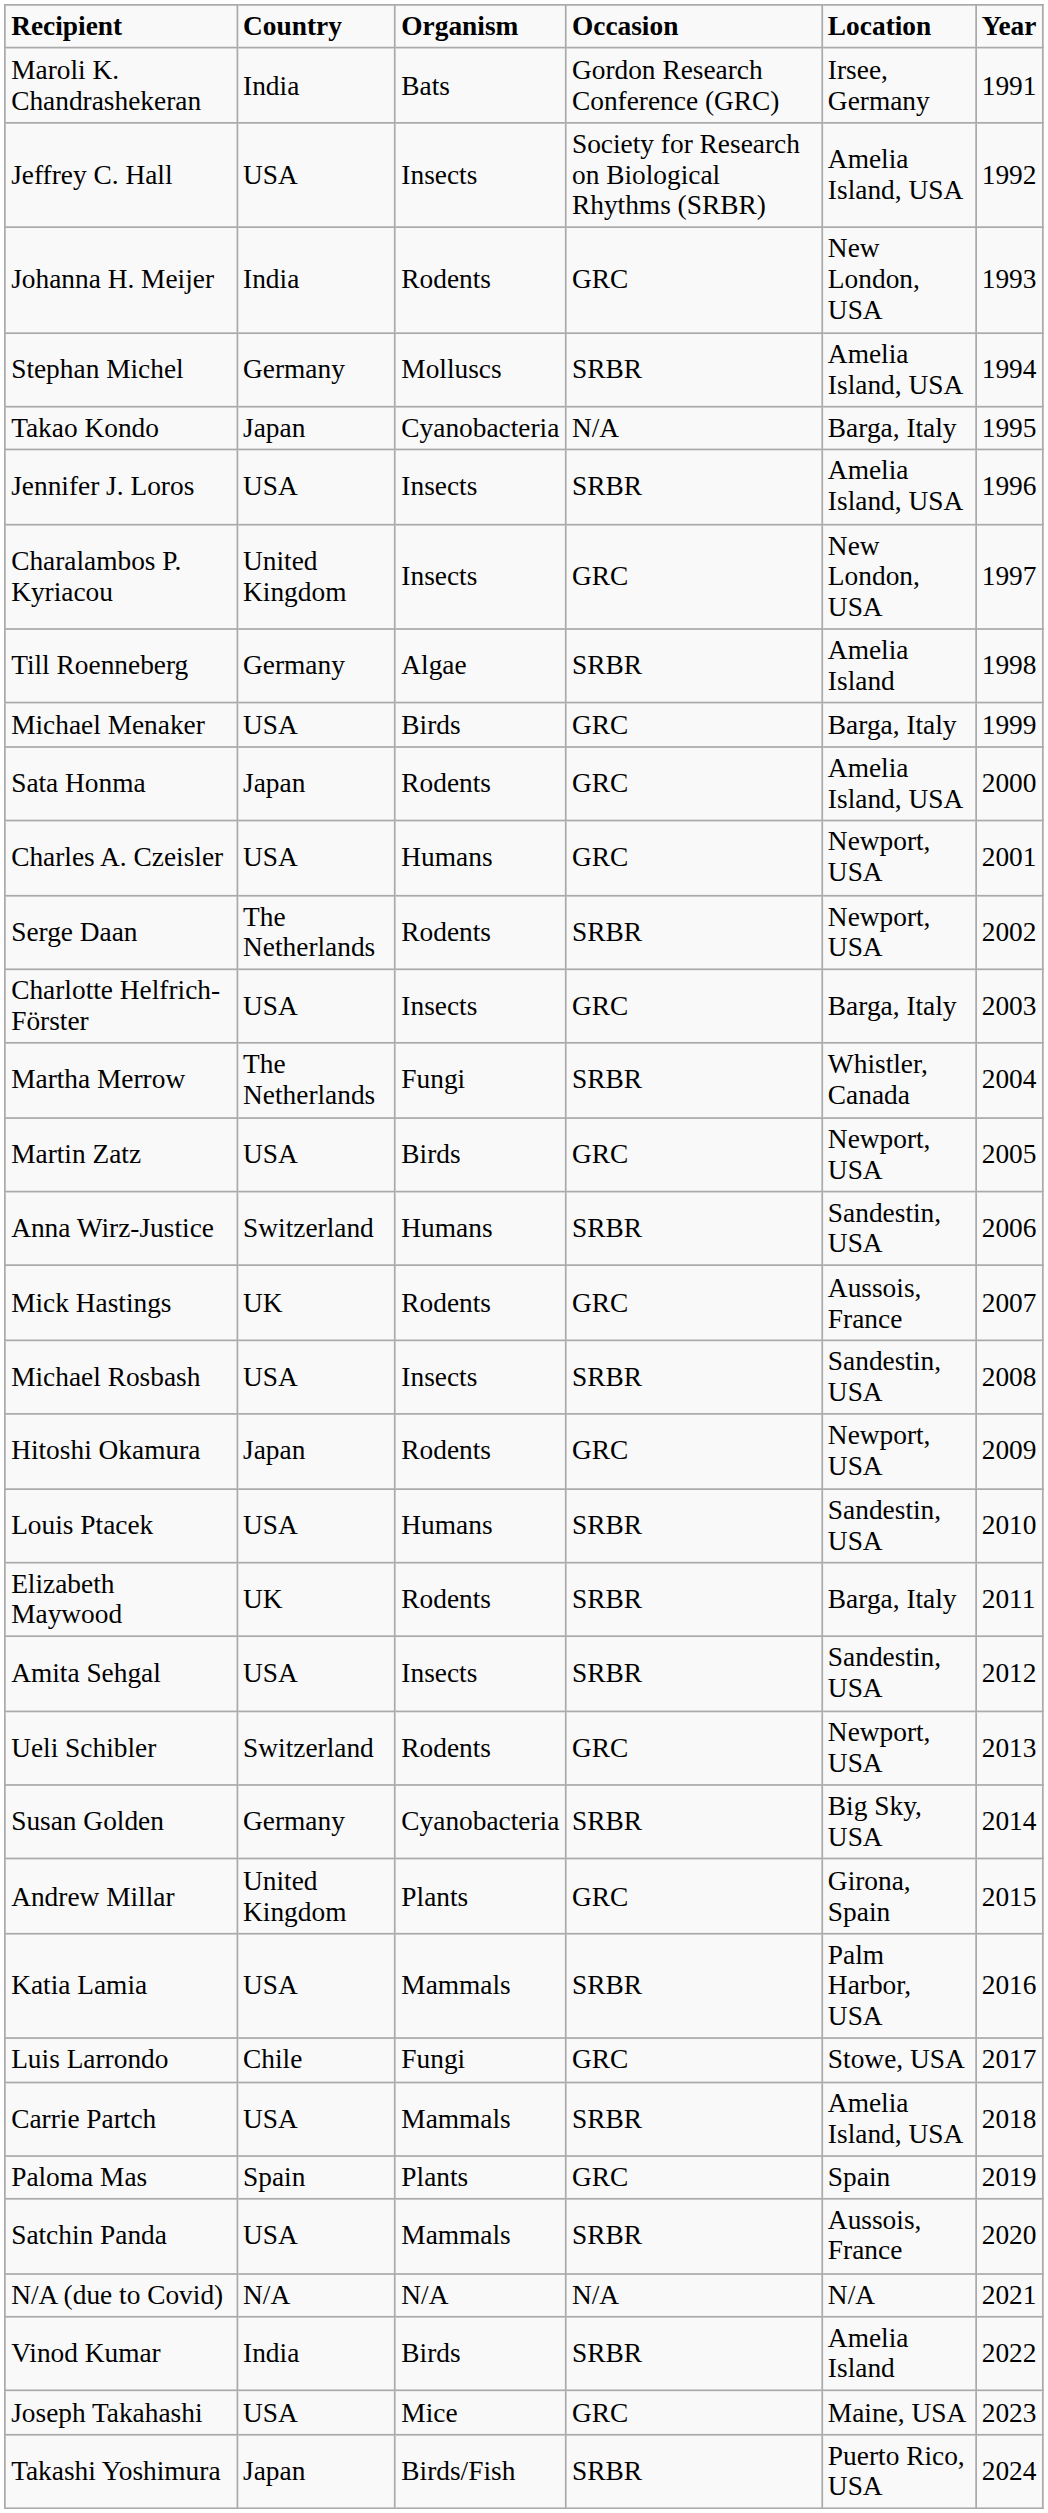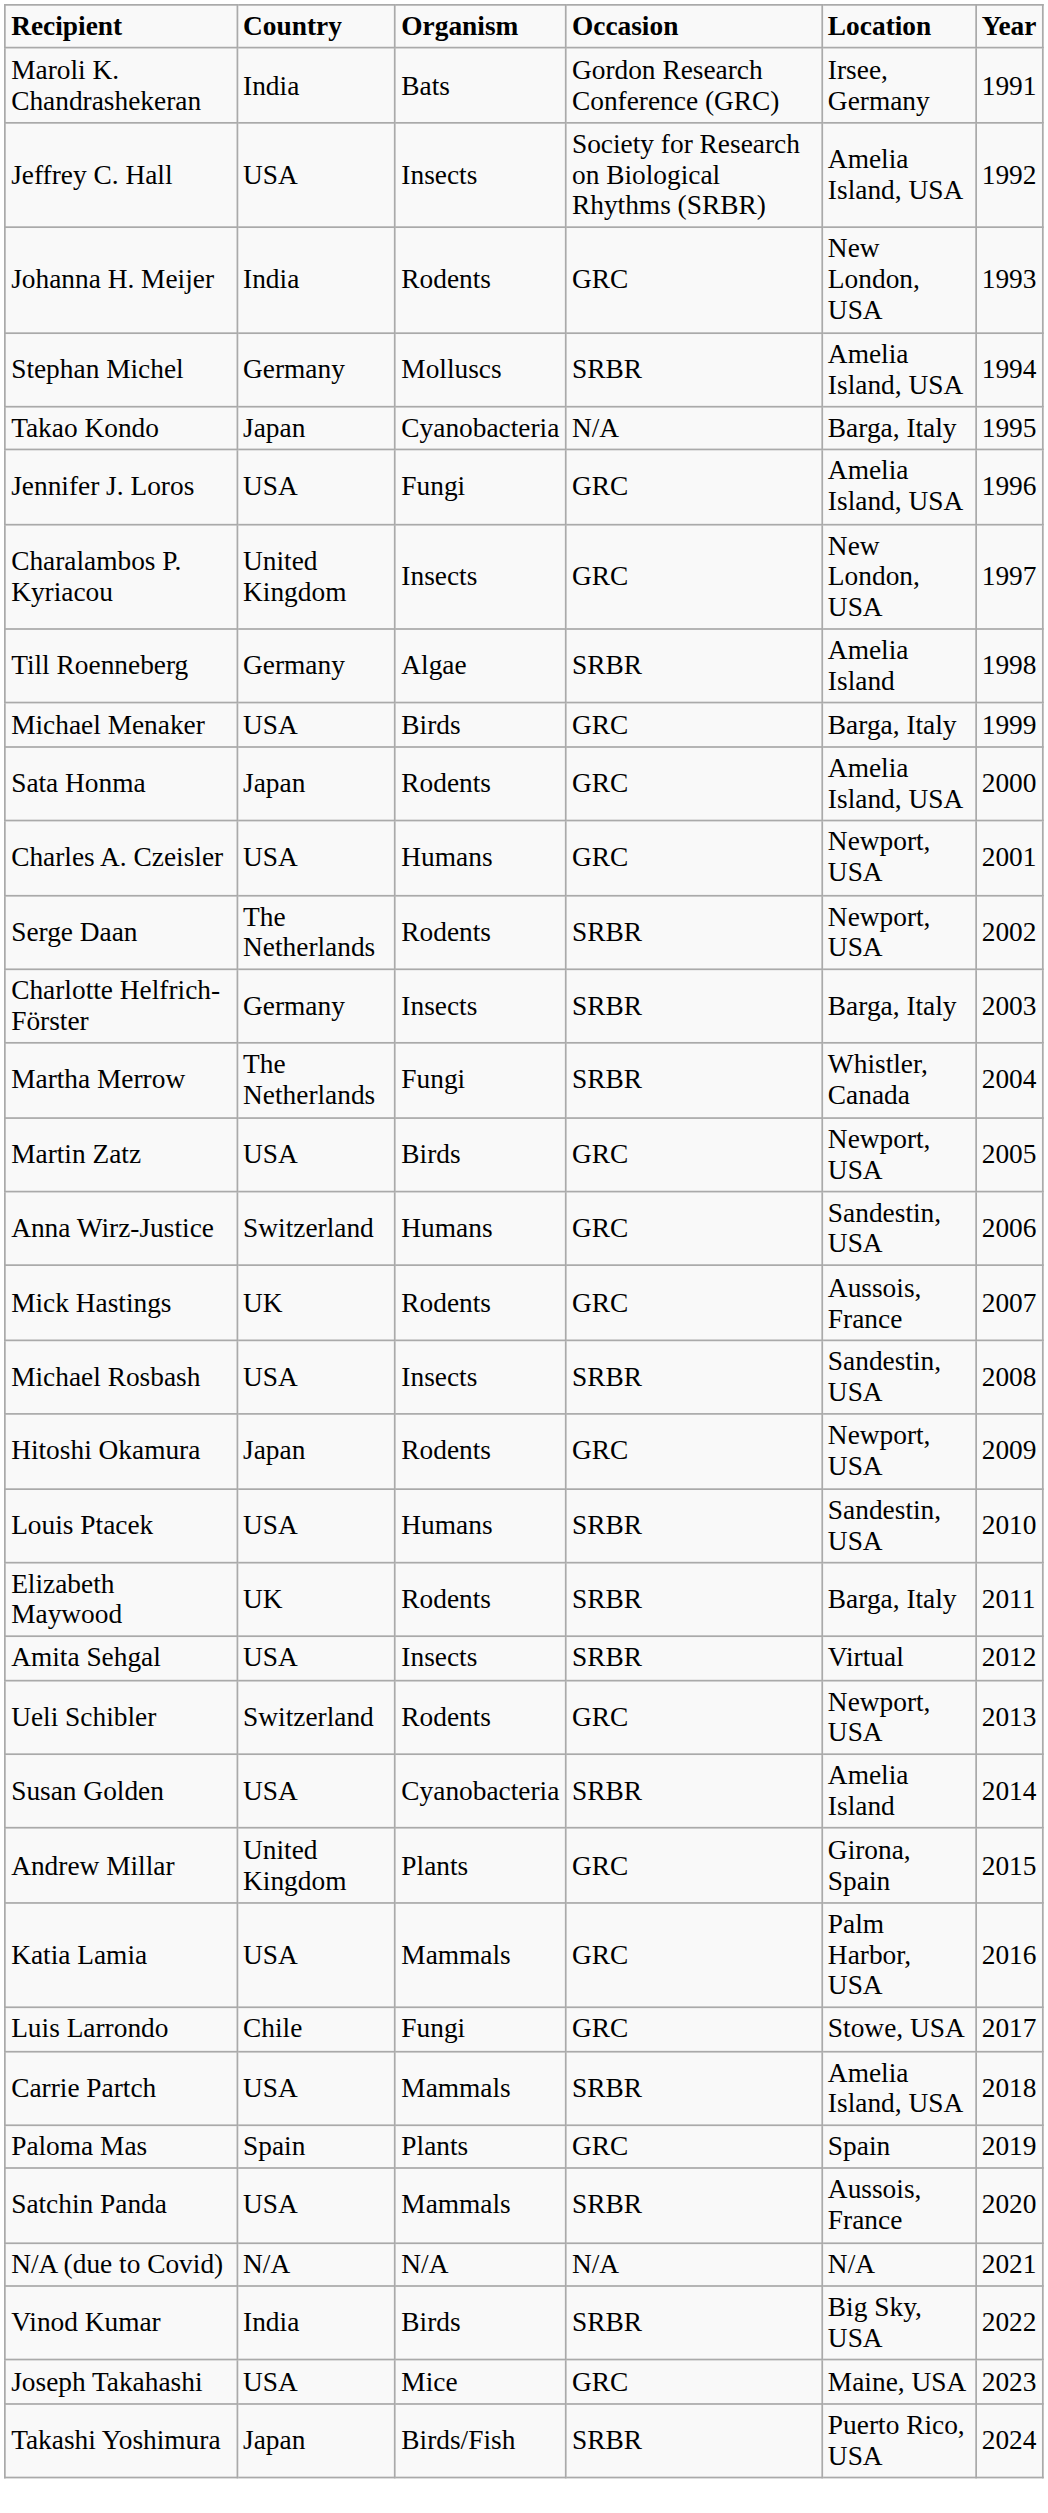(439, 486) Insects -> (433, 486) Fungi
(607, 486) SRBR -> (600, 486) GRC
(270, 1005) USA -> (294, 1005) Germany
(600, 1005) GRC -> (607, 1005) SRBR
(607, 1228) SRBR -> (600, 1228) GRC
(884, 1673) Sandestin, USA -> (866, 1657) Virtual
(294, 1821) Germany -> (270, 1790) USA
(875, 1821) Big Sky, USA -> (868, 1790) Amelia Island
(607, 1985) SRBR -> (600, 1954) GRC
(868, 2353) Amelia Island -> (875, 2322) Big Sky, USA
